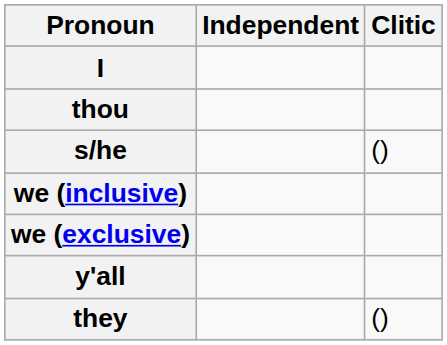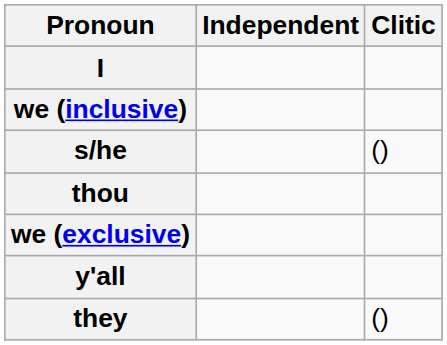rows swapped: (100, 109) <-> (100, 192)
